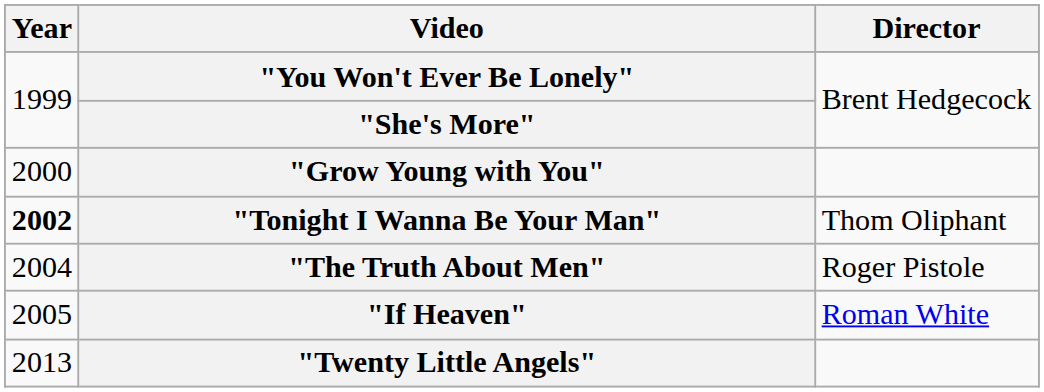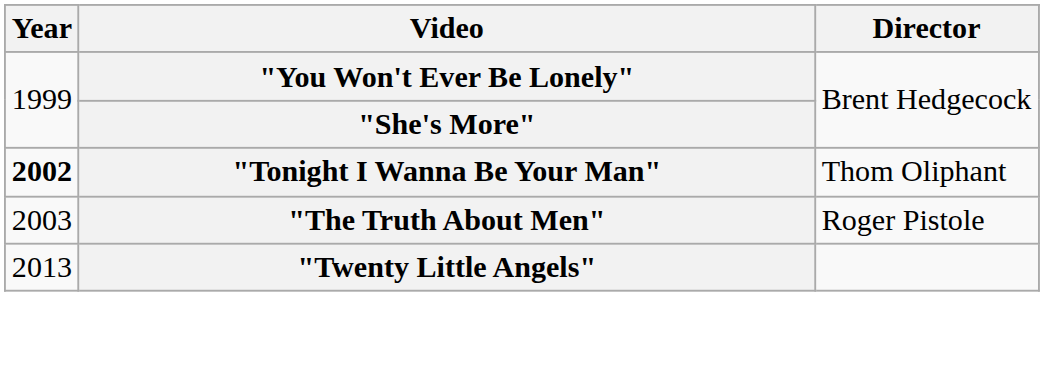- row: (447, 171)
(42, 266) 2004 -> (42, 219) 2003
- row: (447, 314)
